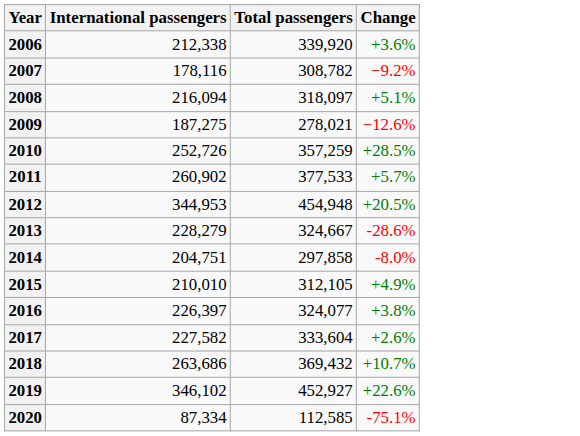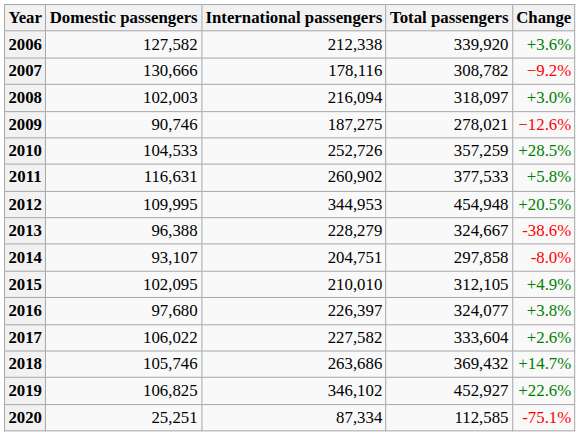+ column: (124, 17)
(393, 97) +5.1% -> (549, 97) +3.0%
(393, 177) +5.7% -> (549, 177) +5.8%
(391, 230) -28.6% -> (547, 230) -38.6%
(389, 364) +10.7% -> (545, 364) +14.7%
